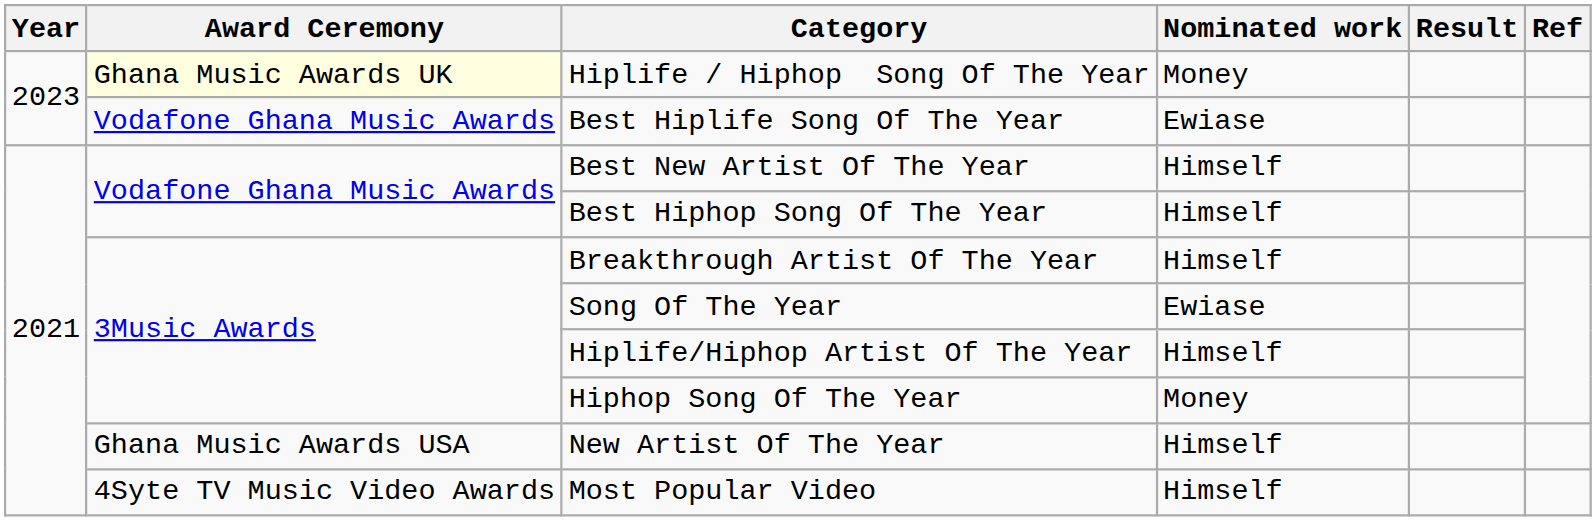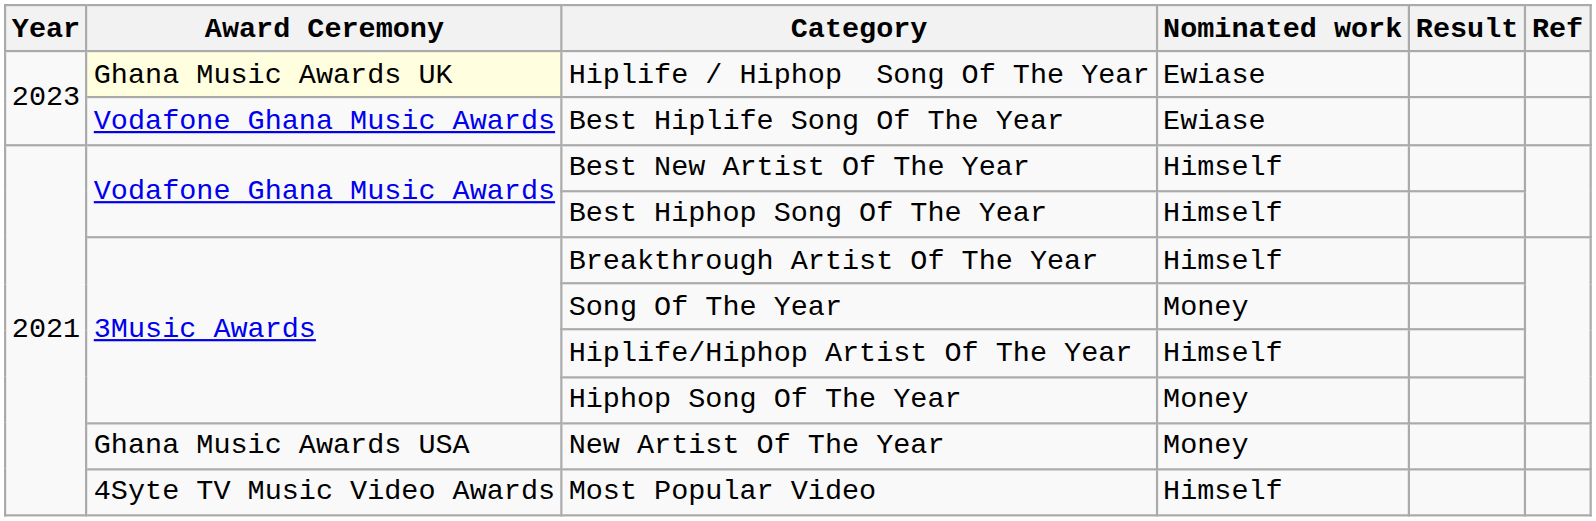(1206, 75) Money -> (1214, 75) Ewiase
(1214, 307) Ewiase -> (1206, 307) Money
(1223, 446) Himself -> (1206, 446) Money
